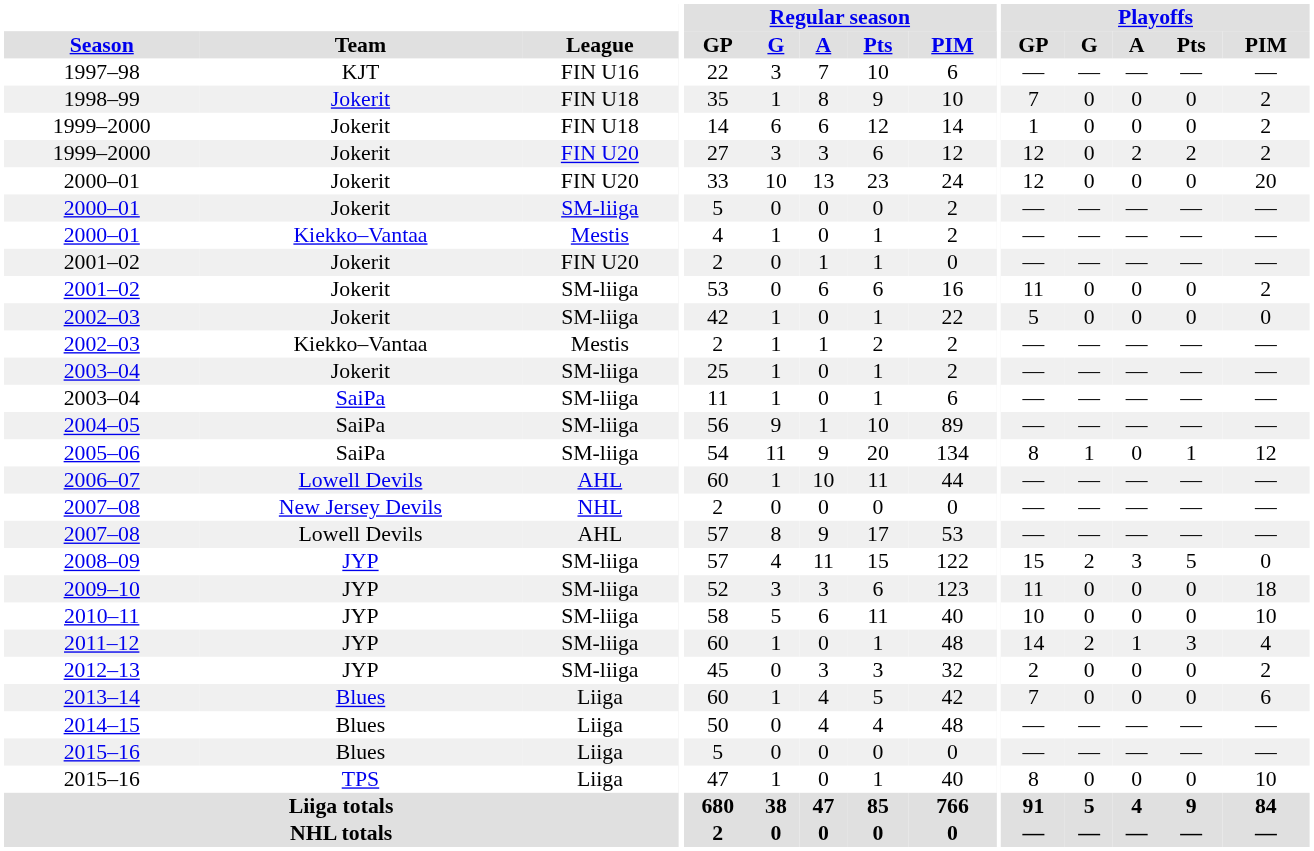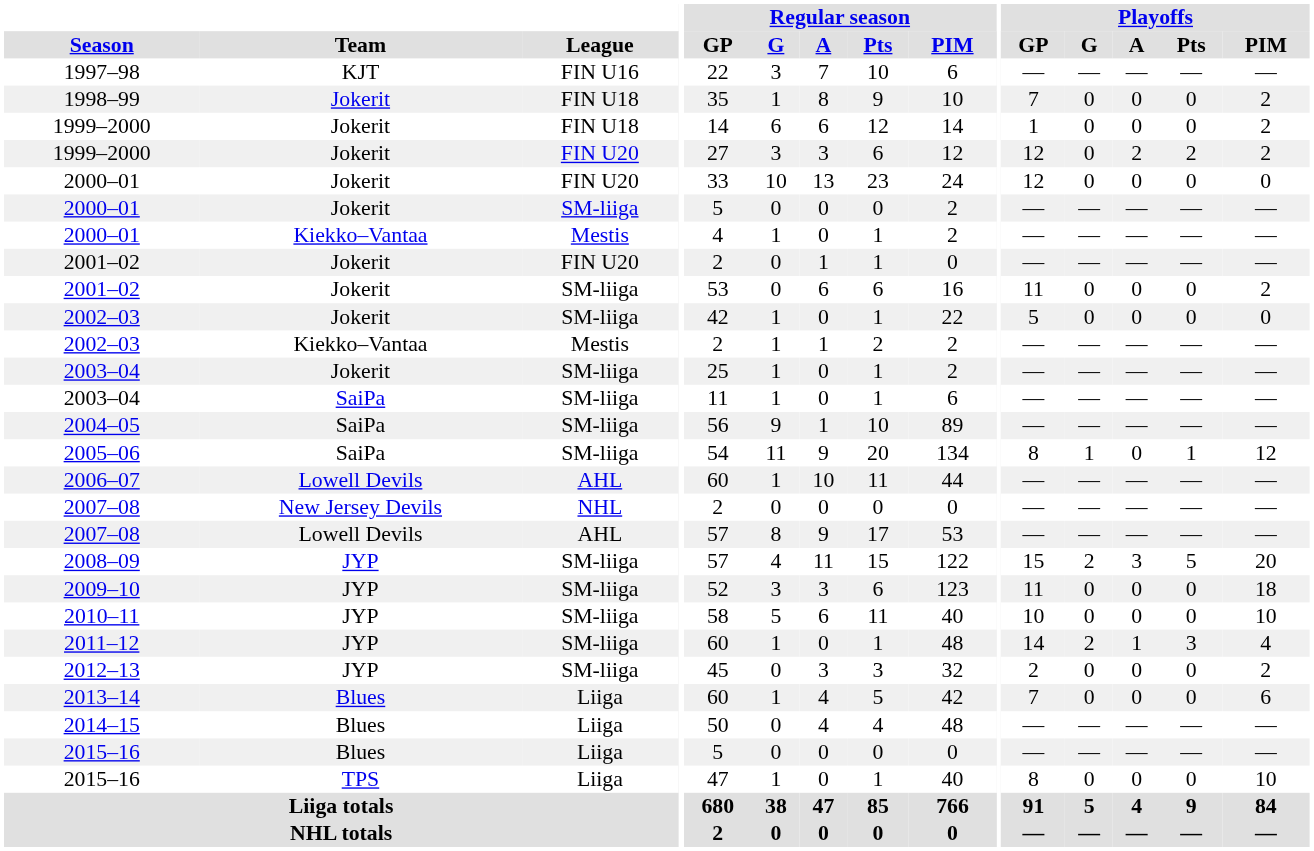(1266, 180) 20 -> (1266, 180) 0
(1266, 561) 0 -> (1266, 561) 20
